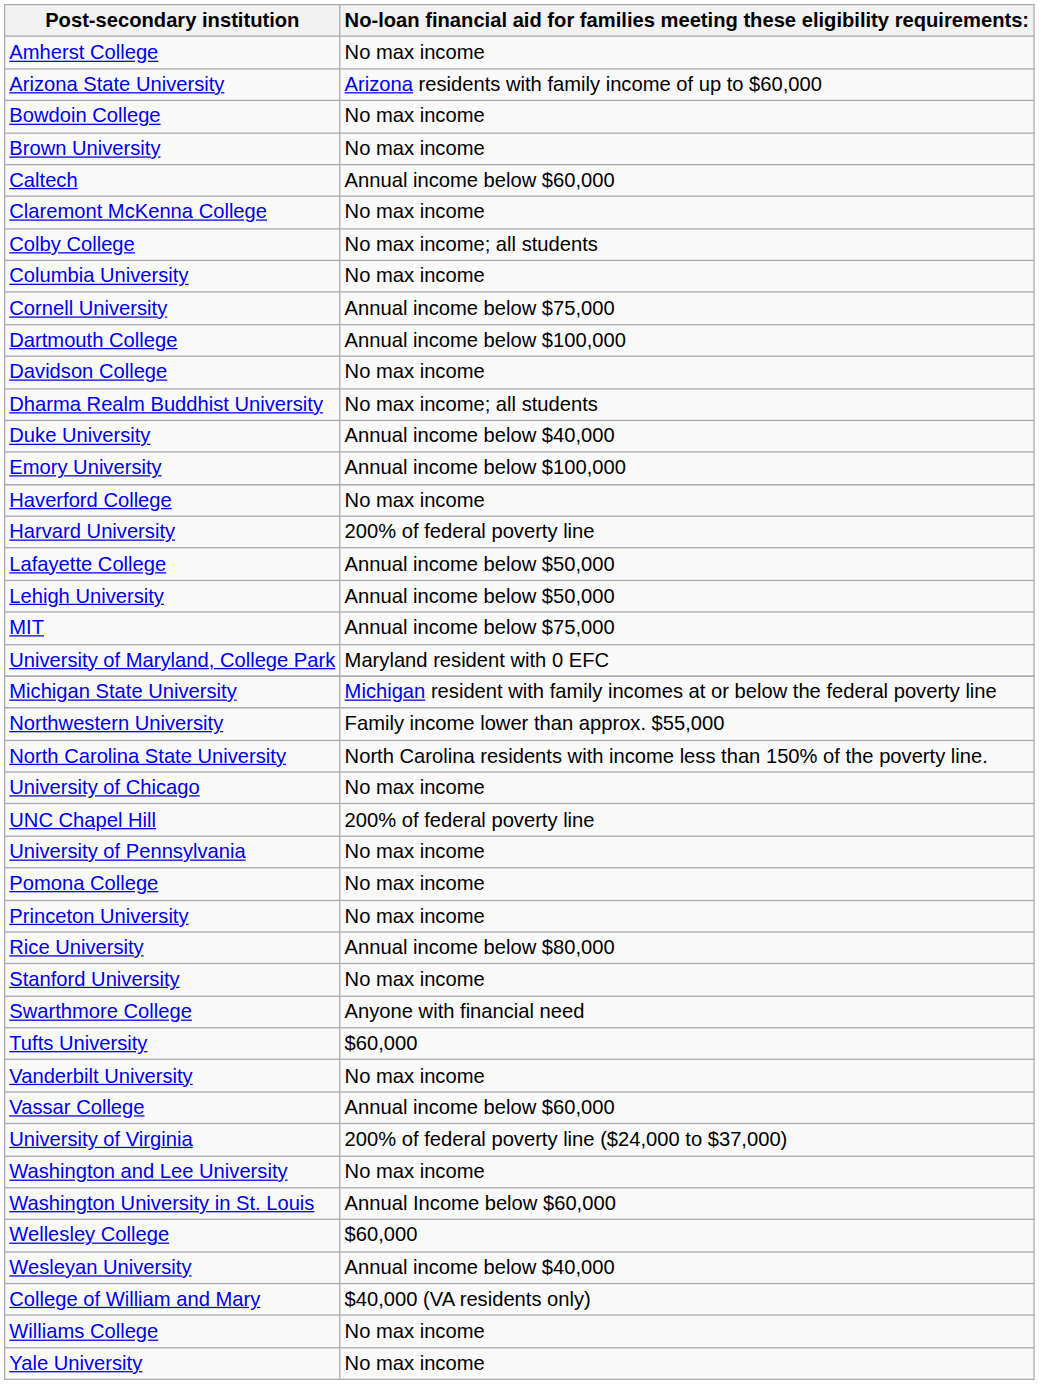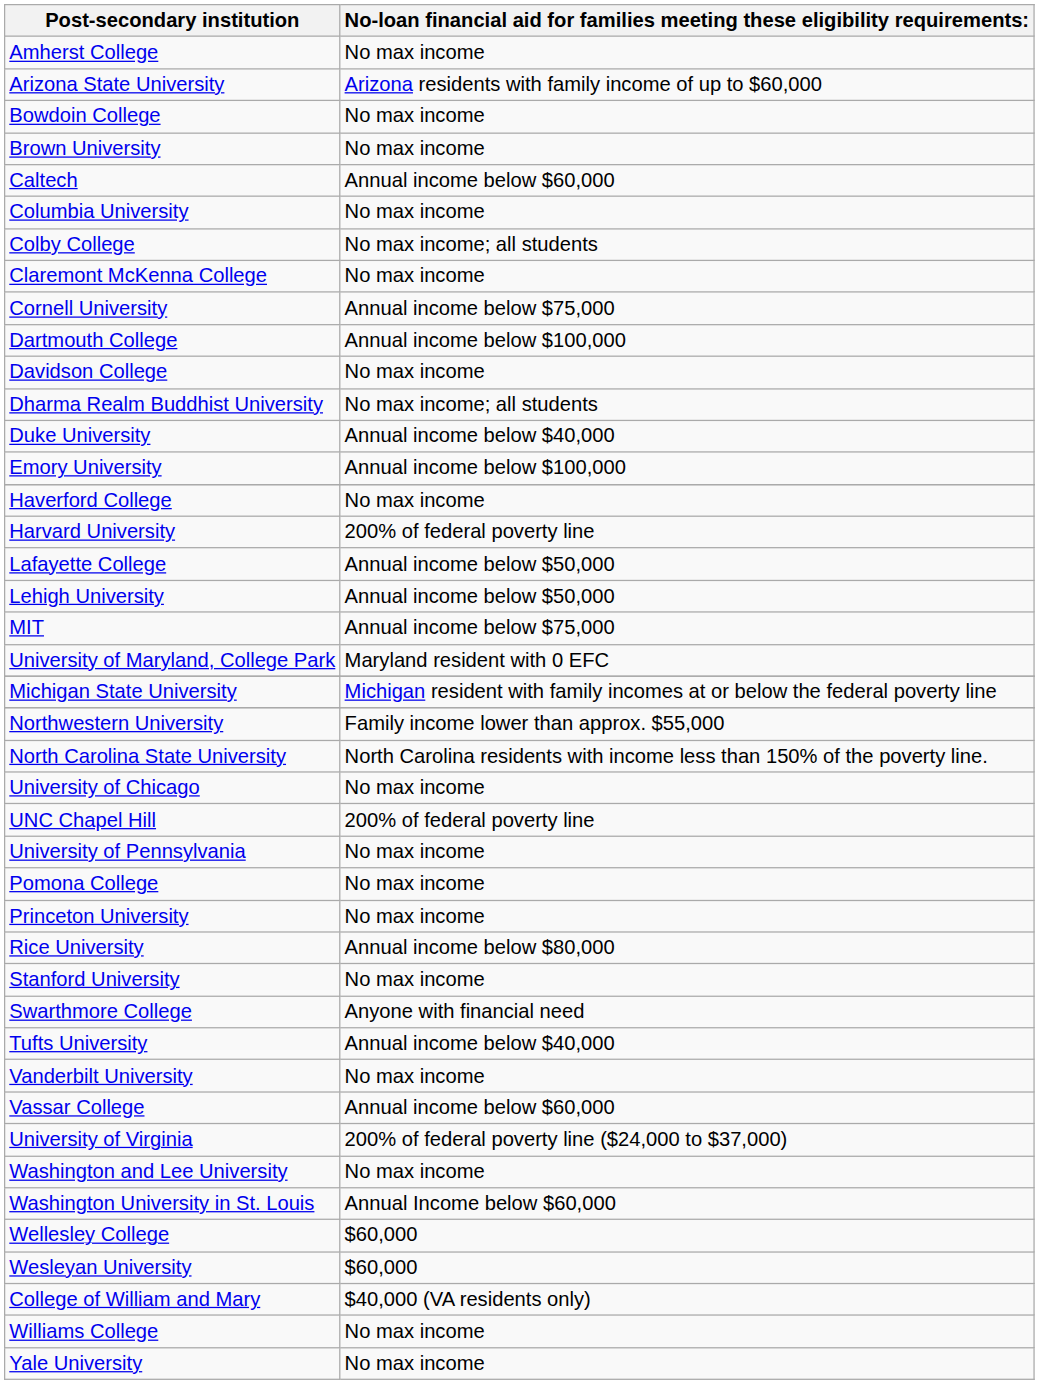rows swapped: (138, 212) <-> (99, 276)
(381, 1043) $60,000 -> (480, 1043) Annual income below $40,000
(480, 1267) Annual income below $40,000 -> (381, 1267) $60,000
